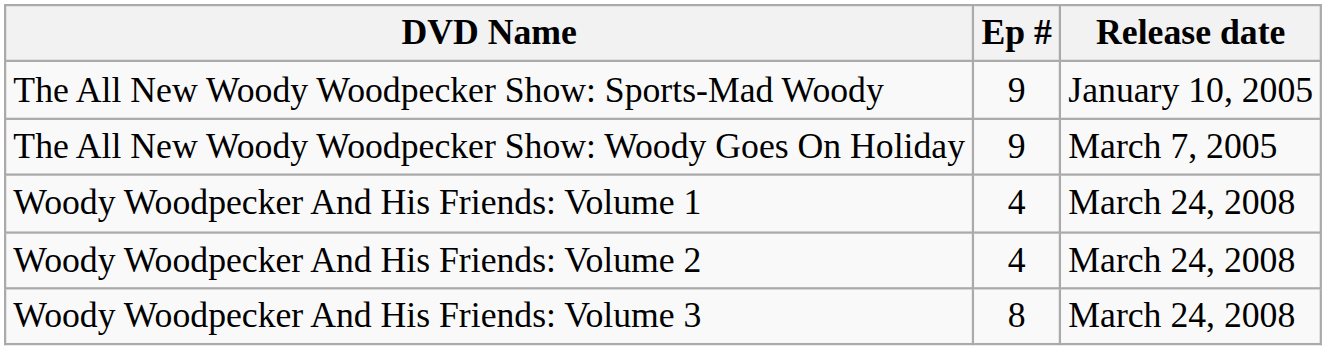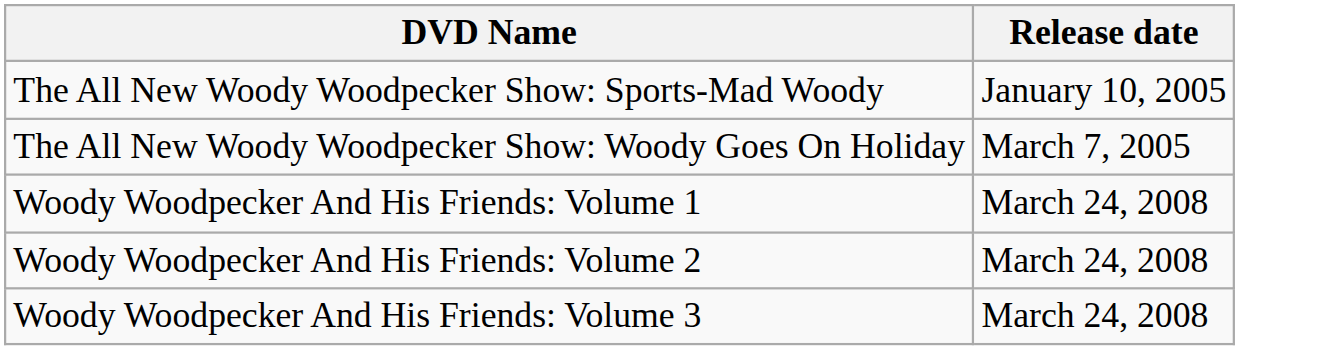- column: (1017, 32)
